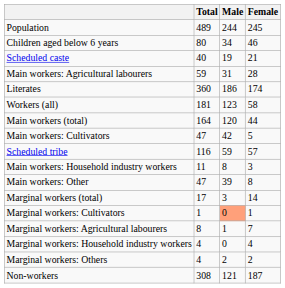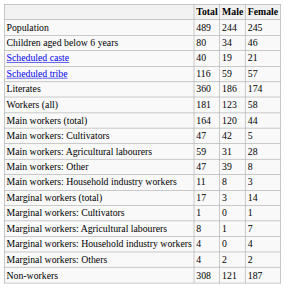rows swapped: (37, 151) <-> (79, 74)
rows swapped: (92, 167) <-> (47, 182)
(225, 213) lightsalmon background -> (225, 213) no background
